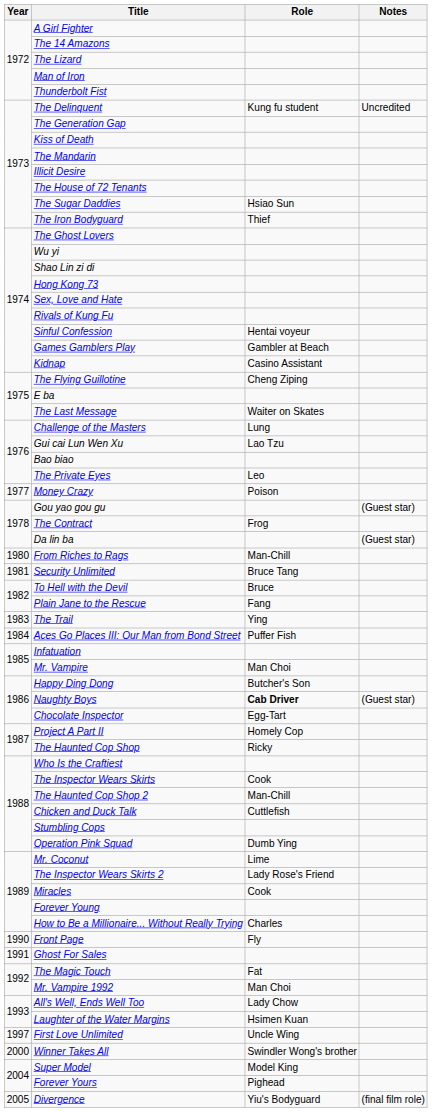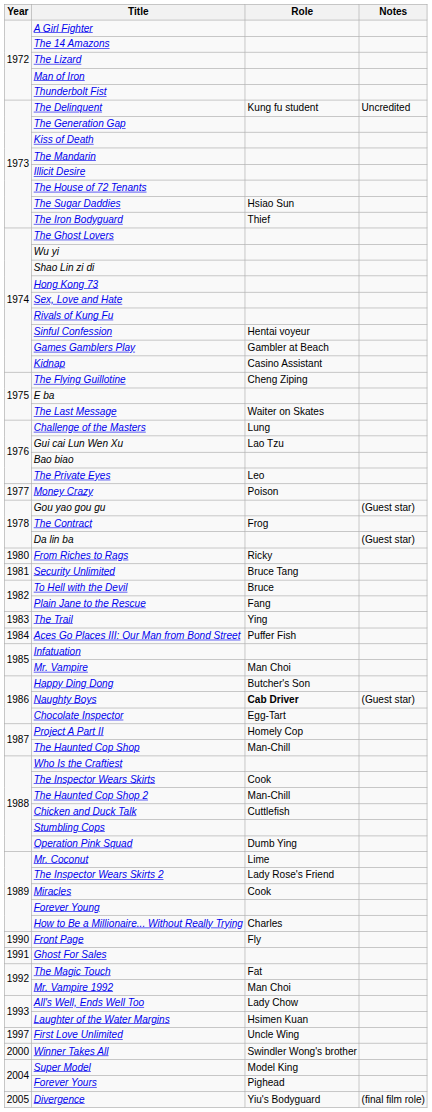(269, 556) Man-Chill -> (260, 556) Ricky
(260, 747) Ricky -> (269, 747) Man-Chill
